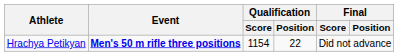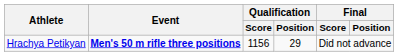(258, 44) 1154 -> (258, 44) 1156
(295, 44) 22 -> (295, 44) 29
